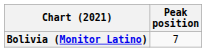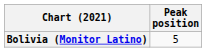(176, 39) 7 -> (176, 39) 5
